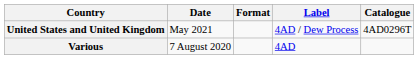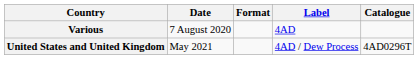rows swapped: (86, 46) <-> (86, 29)
